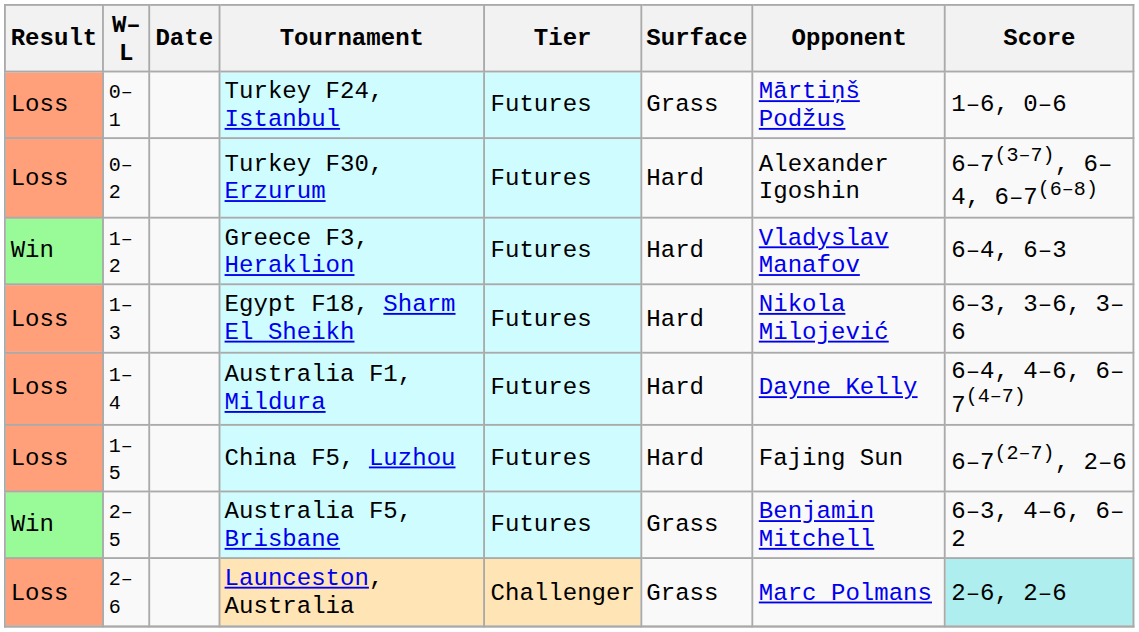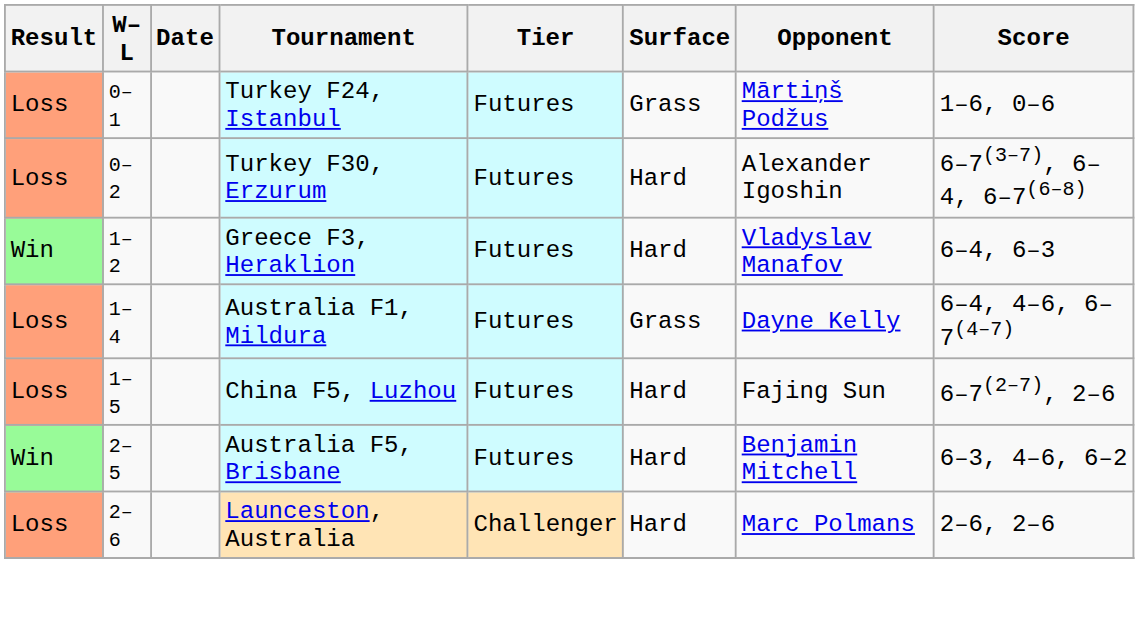- row: (340, 319)
(675, 389) Hard -> (665, 322) Grass
(682, 525) Grass -> (658, 459) Hard
(682, 592) Grass -> (658, 525) Hard
(1009, 592) paleturquoise background -> (997, 525) no background
